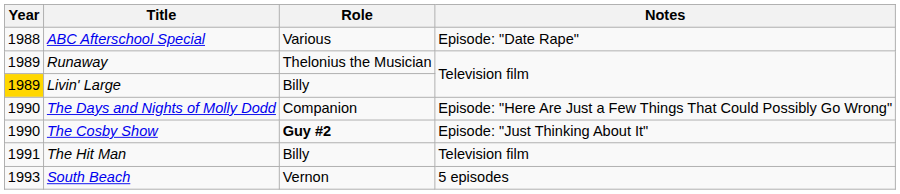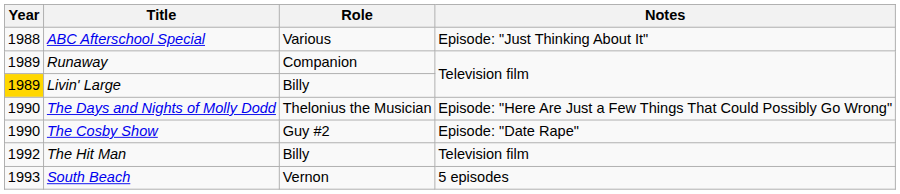(509, 39) Episode: "Date Rape" -> (543, 39) Episode: "Just Thinking About It"
(357, 62) Thelonius the Musician -> (320, 62) Companion
(320, 108) Companion -> (357, 108) Thelonius the Musician
(307, 131) bold -> (306, 131) normal
(543, 131) Episode: "Just Thinking About It" -> (509, 131) Episode: "Date Rape"
(24, 154) 1991 -> (24, 154) 1992
